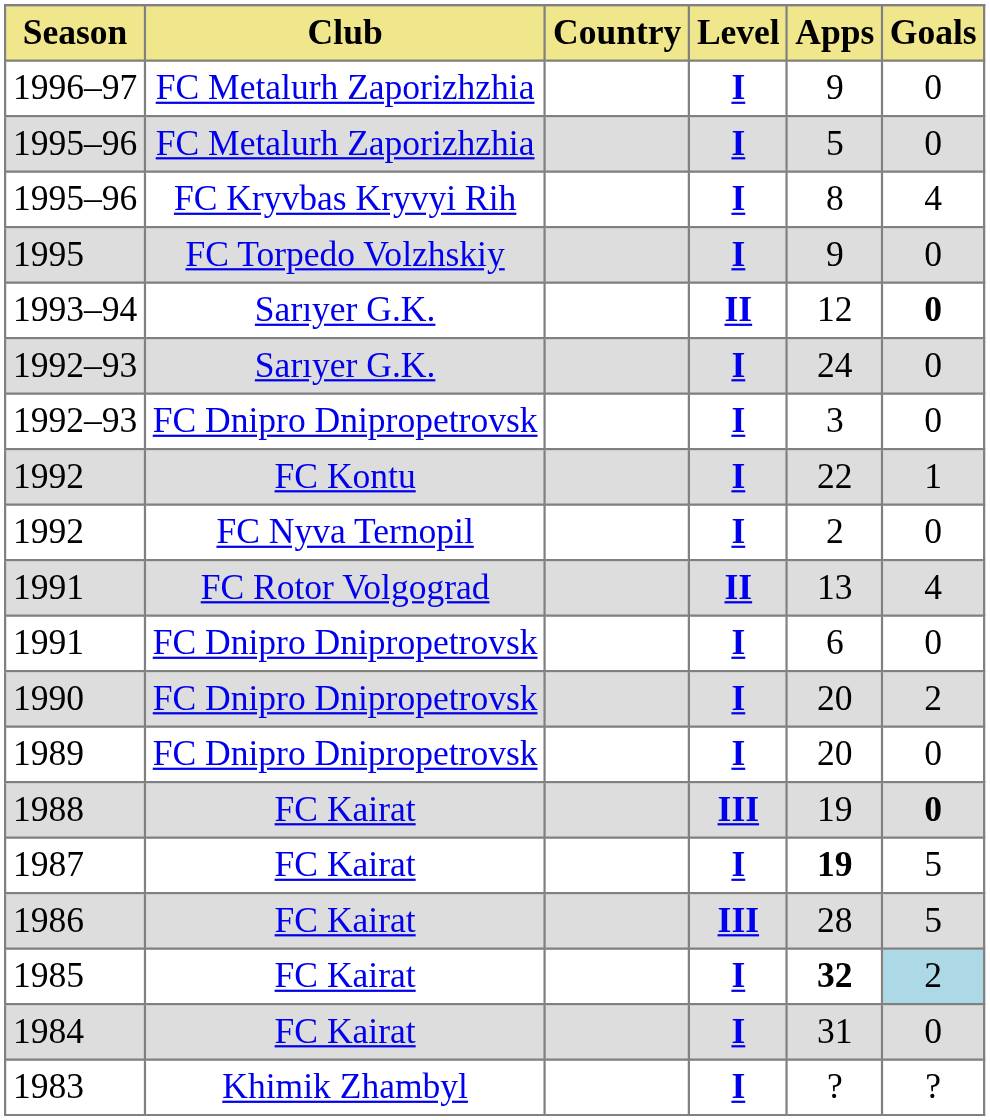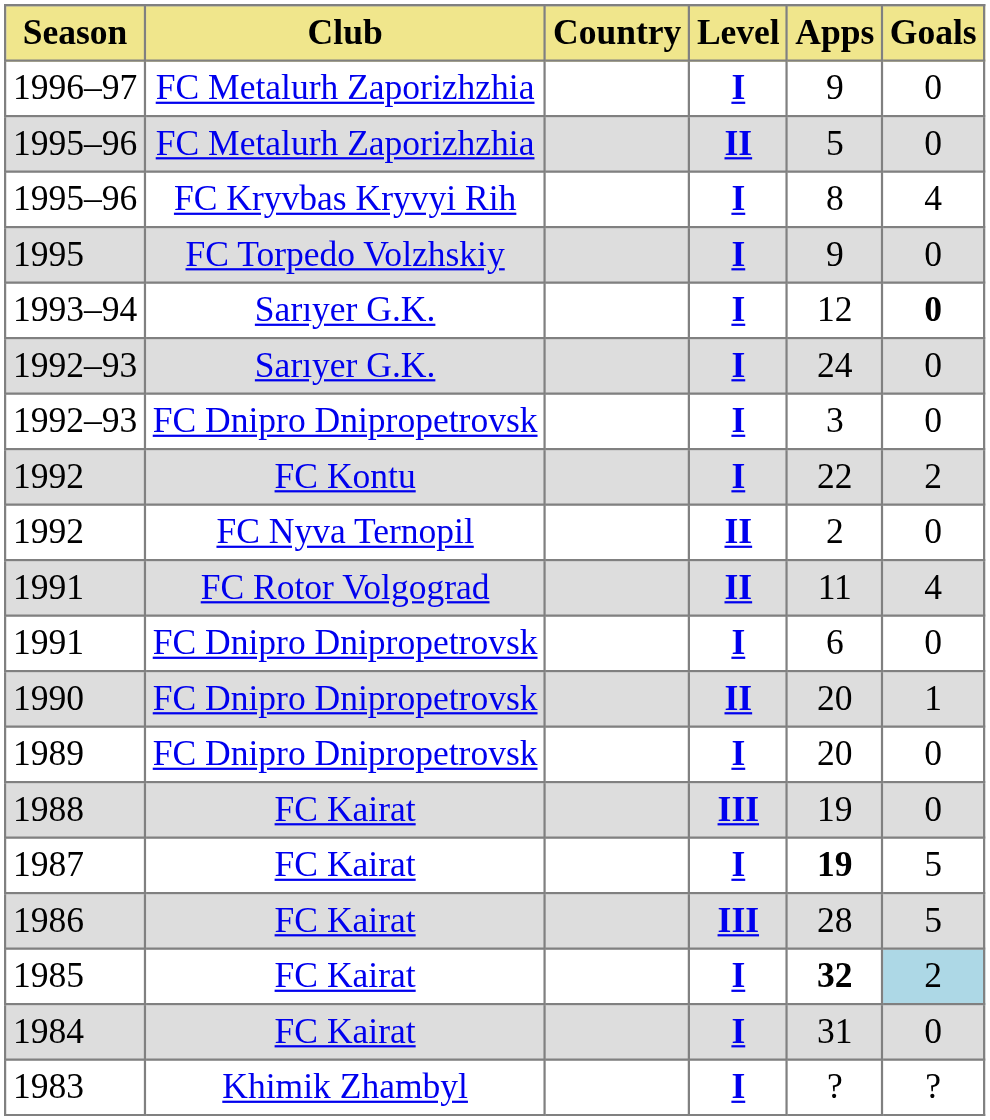(738, 143) I -> (738, 143) II
(738, 309) II -> (738, 309) I
(933, 476) 1 -> (933, 476) 2
(738, 531) I -> (738, 531) II
(835, 587) 13 -> (835, 587) 11
(738, 698) I -> (738, 698) II
(933, 698) 2 -> (933, 698) 1
(933, 809) bold -> (933, 809) normal
